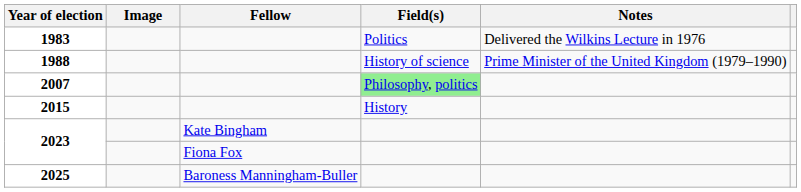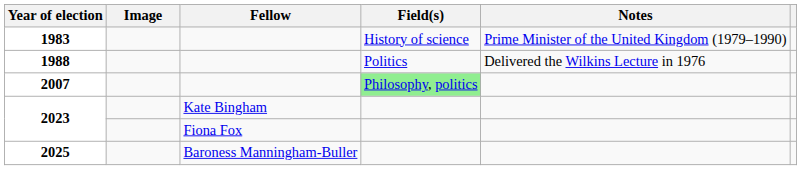(386, 38) Politics -> (416, 38) History of science
(595, 38) Delivered the Wilkins Lecture in 1976 -> (635, 38) Prime Minister of the United Kingdom (1979–1990)
(416, 61) History of science -> (386, 61) Politics
(635, 61) Prime Minister of the United Kingdom (1979–1990) -> (595, 61) Delivered the Wilkins Lecture in 1976
- row: (55, 107)
